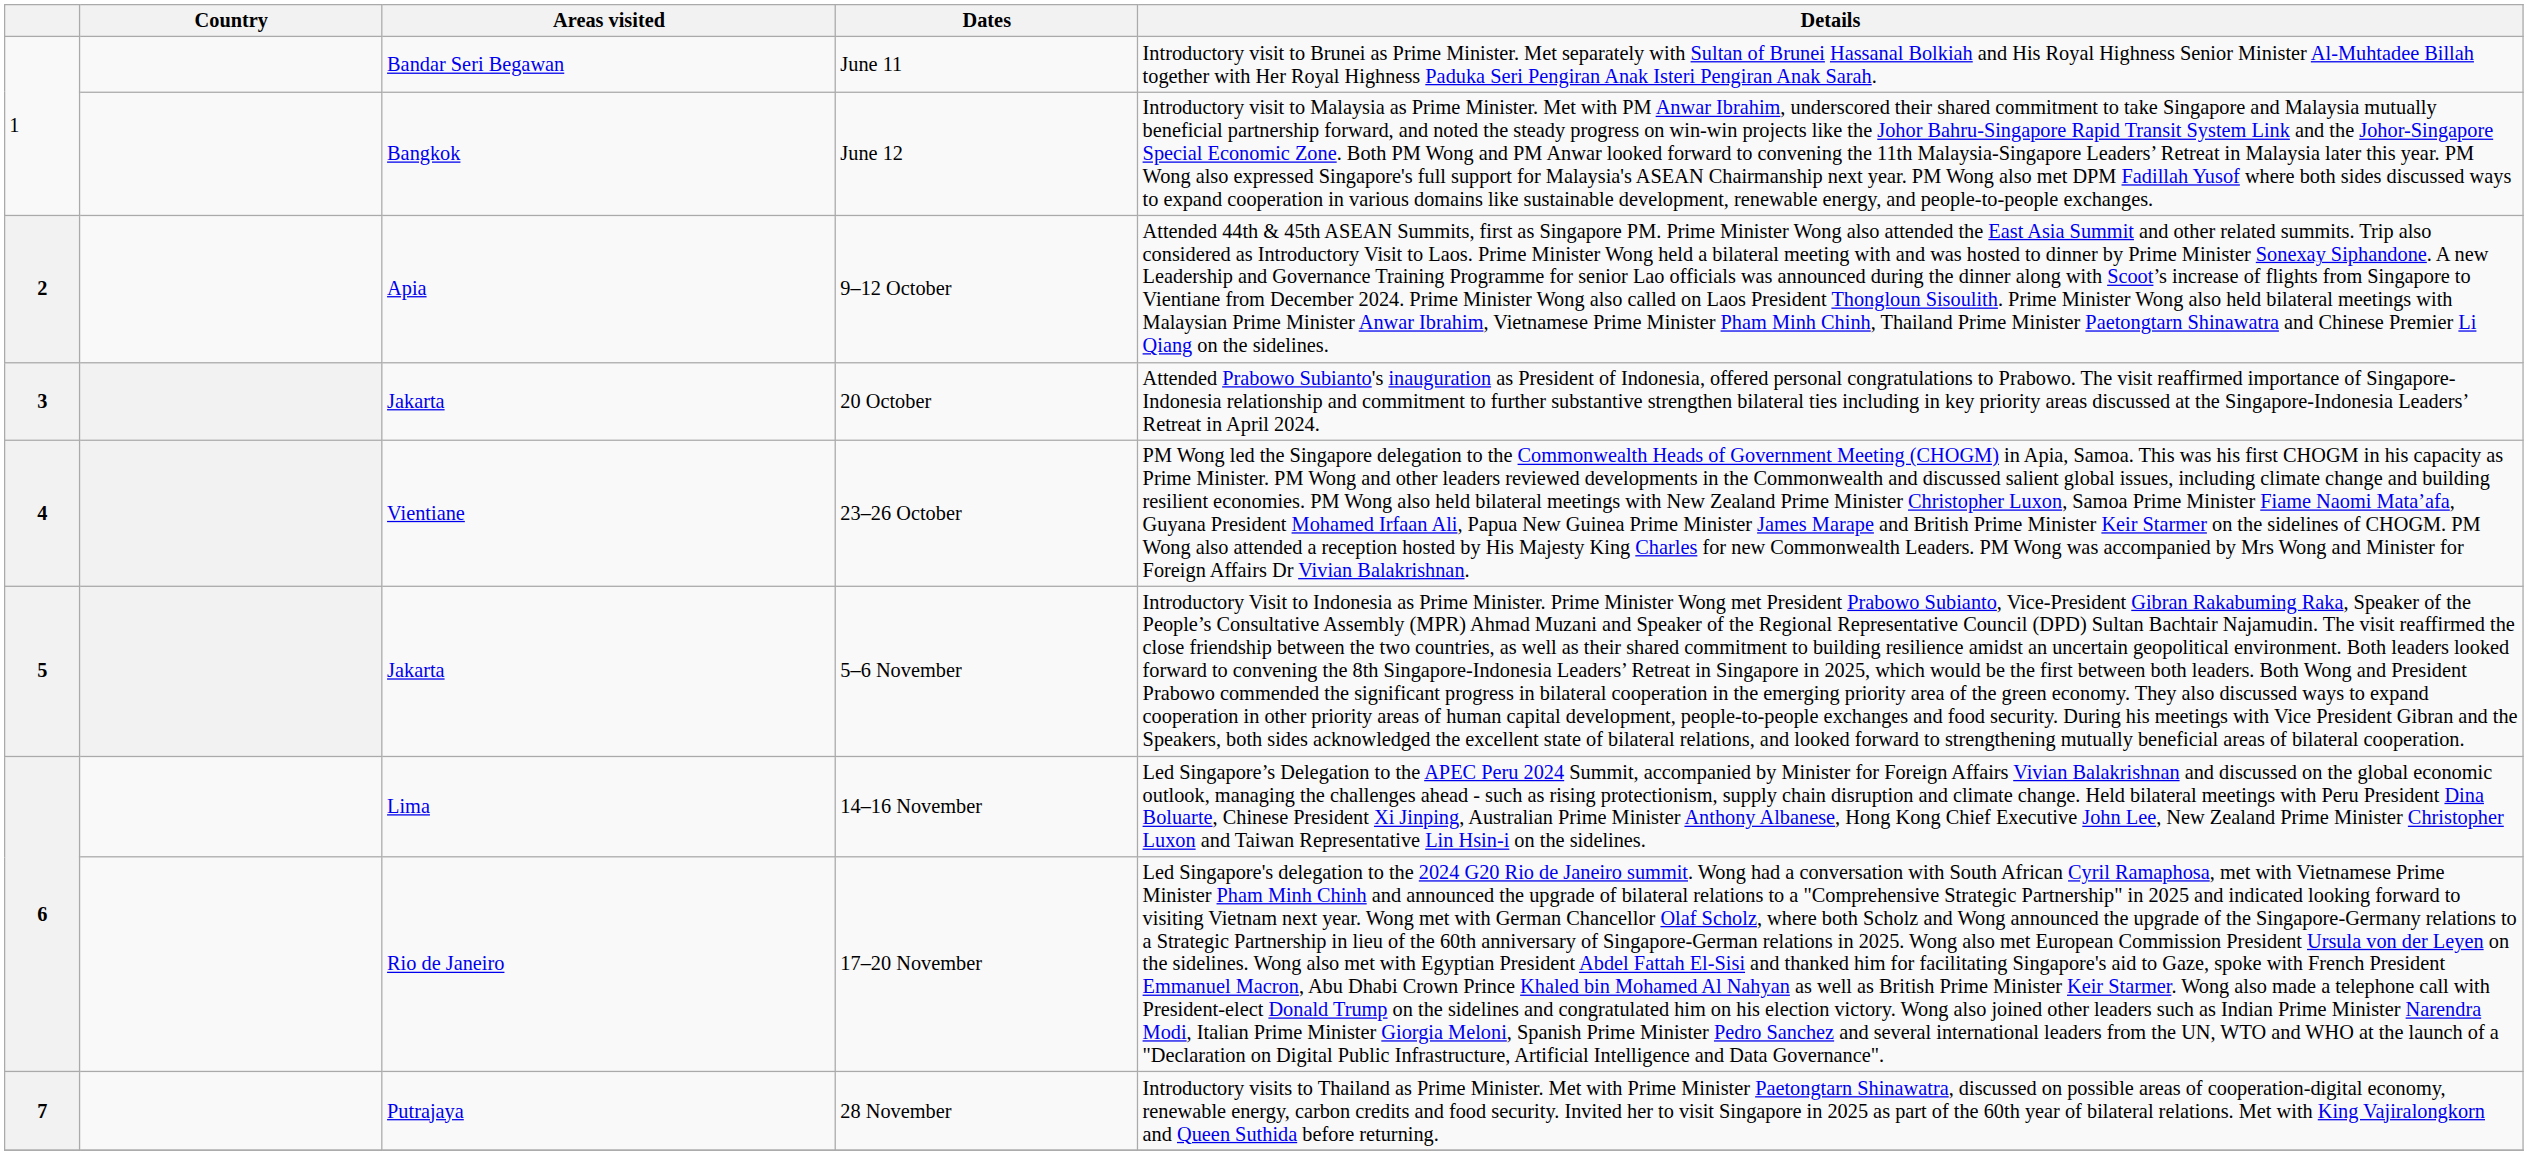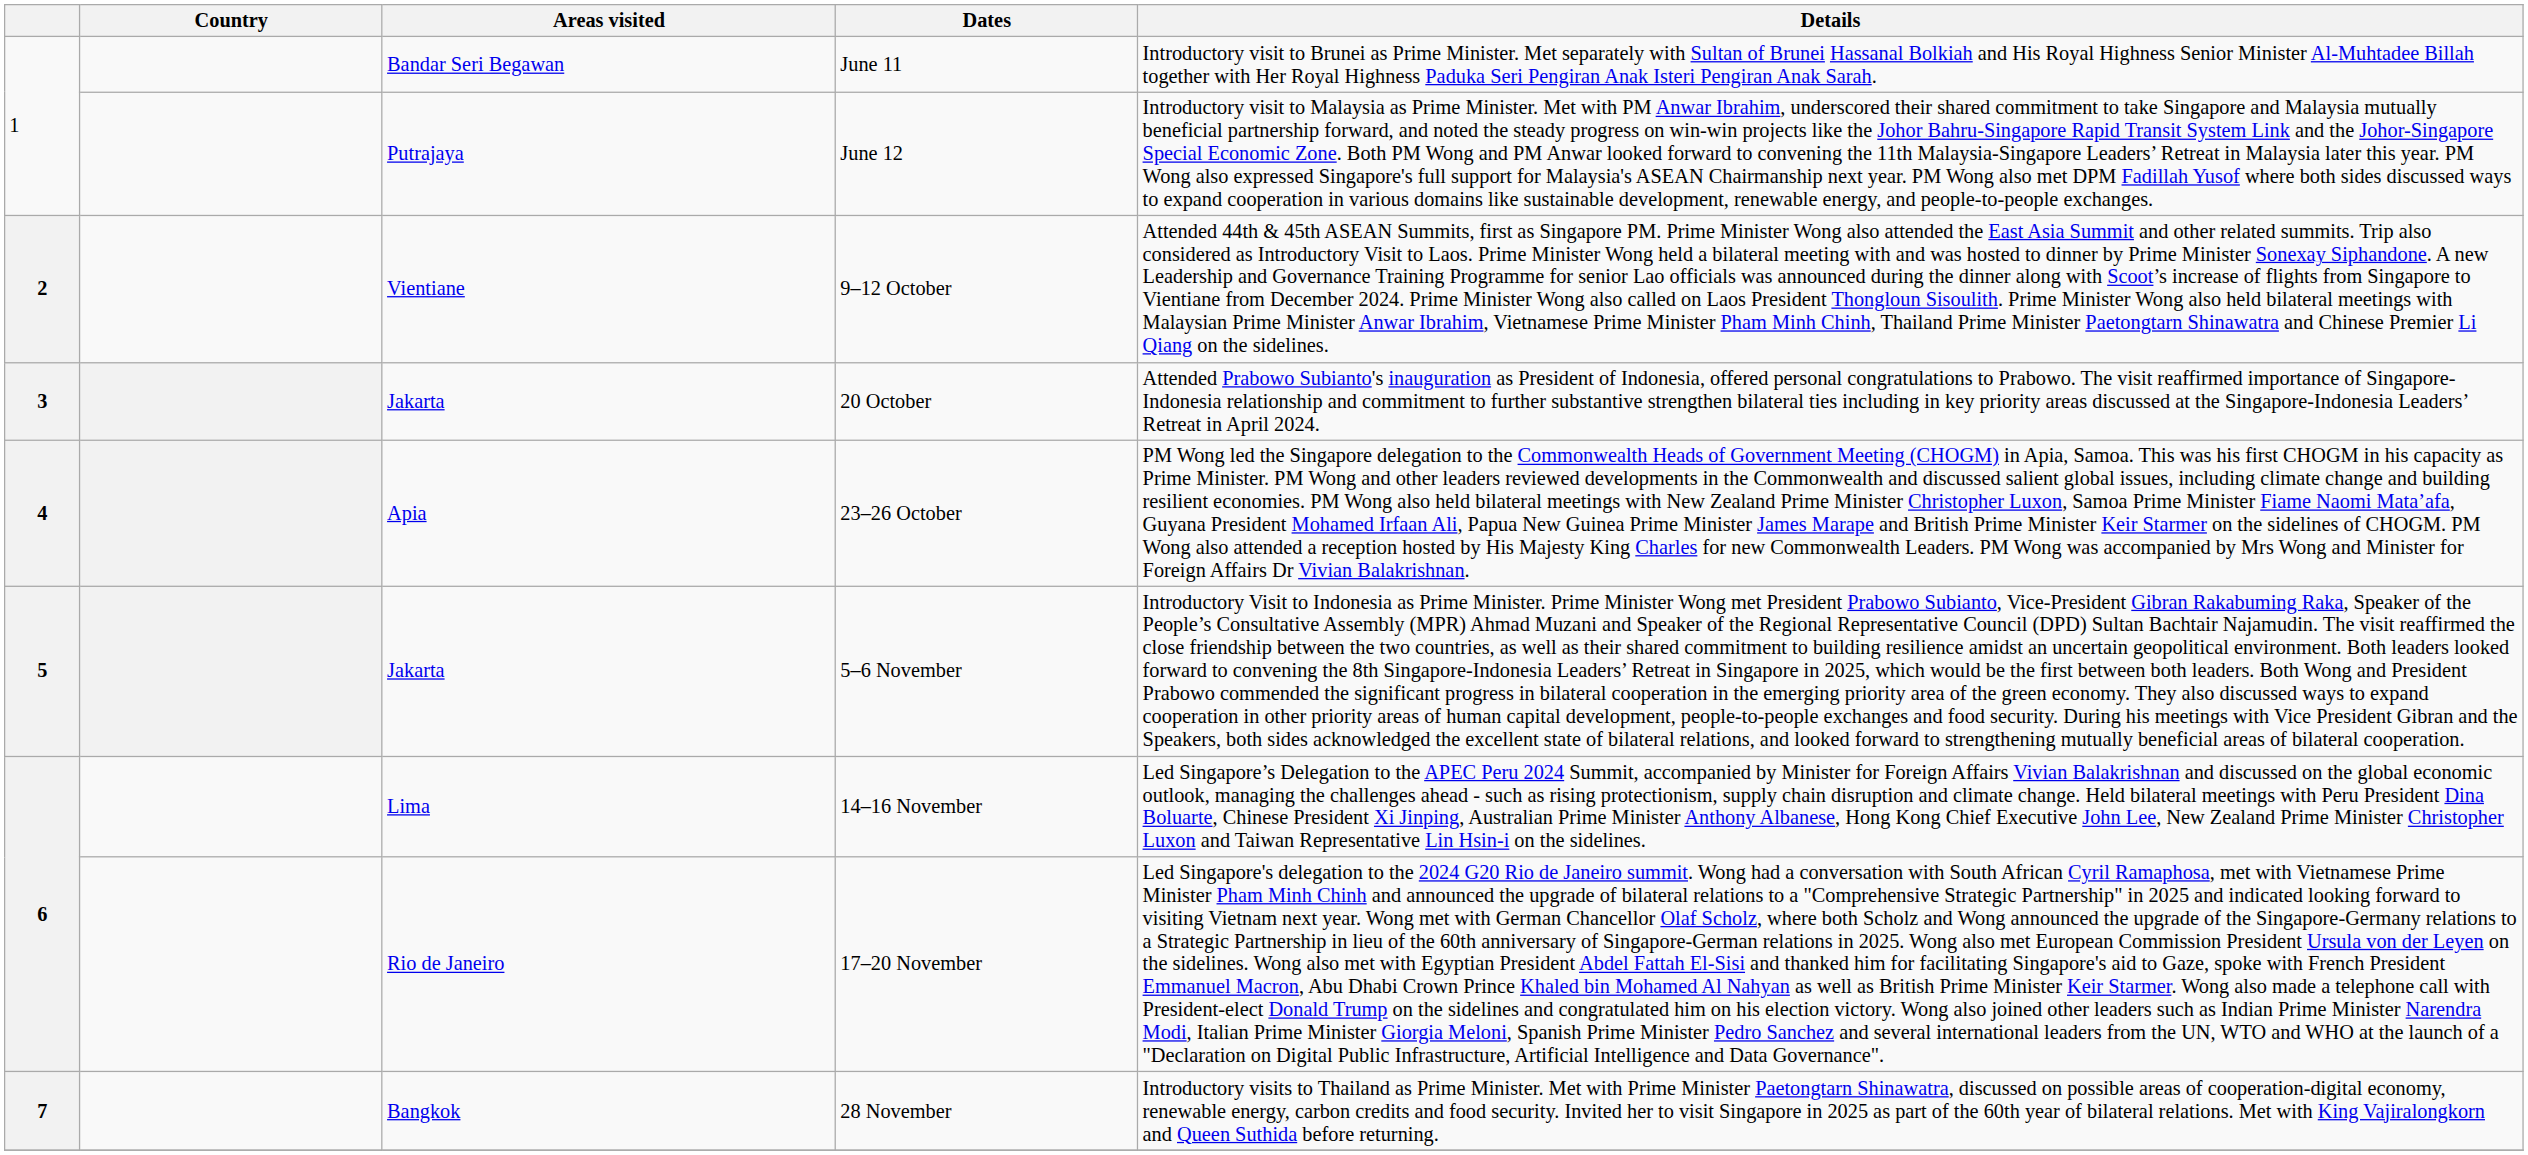(424, 153) Bangkok -> (425, 153) Putrajaya
(407, 288) Apia -> (426, 288) Vientiane
(426, 513) Vientiane -> (407, 513) Apia
(425, 1110) Putrajaya -> (424, 1110) Bangkok
